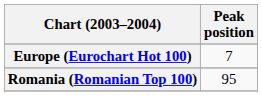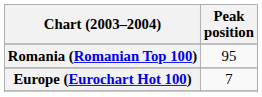rows swapped: (103, 56) <-> (103, 79)
